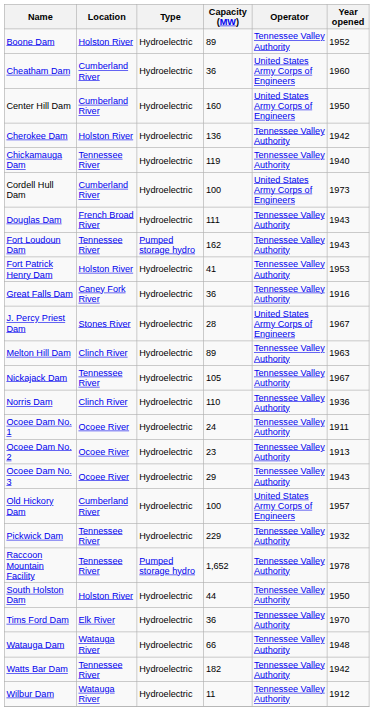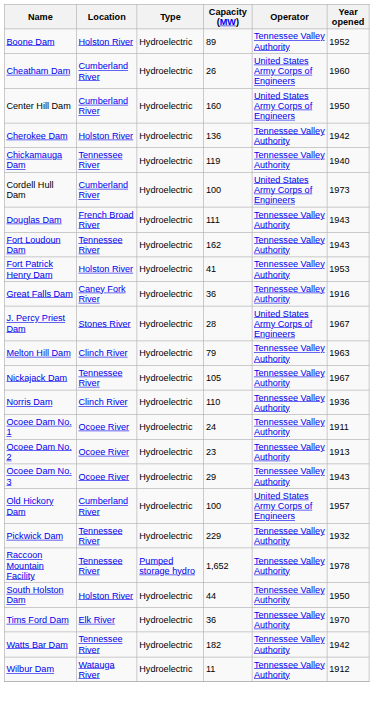(211, 71) 36 -> (211, 71) 26
(167, 245) Pumped storage hydro -> (166, 245) Hydroelectric
(211, 353) 89 -> (211, 353) 79
- row: (35, 645)
